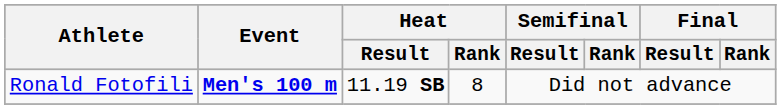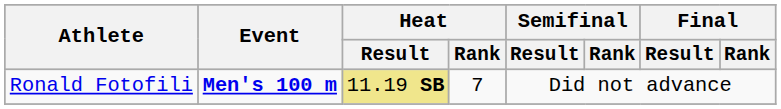(396, 86) no background -> (396, 86) khaki background
(477, 86) 8 -> (477, 86) 7
